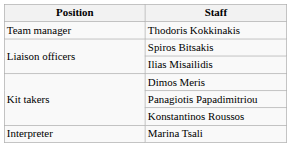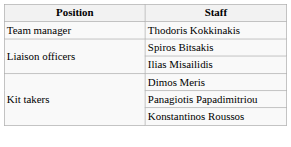- row: (175, 133)
